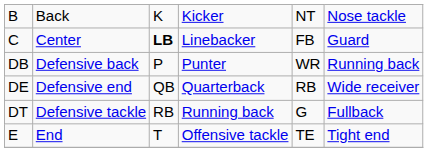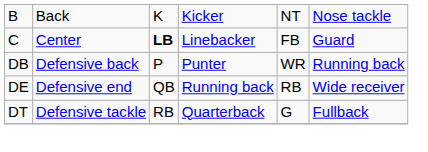(223, 87) Quarterback -> (228, 87) Running back
(228, 111) Running back -> (223, 111) Quarterback
- row: (13, 135)
